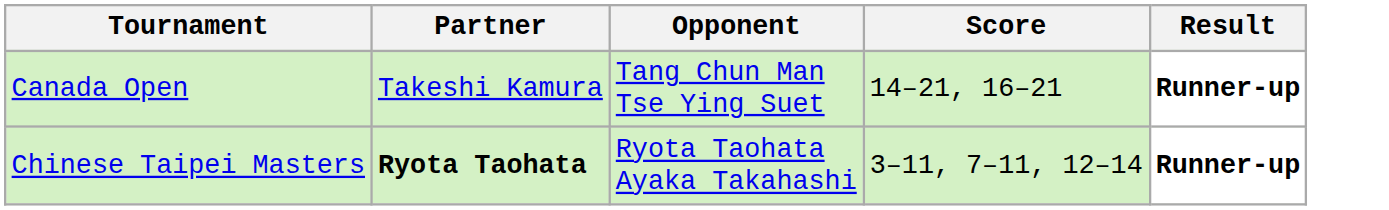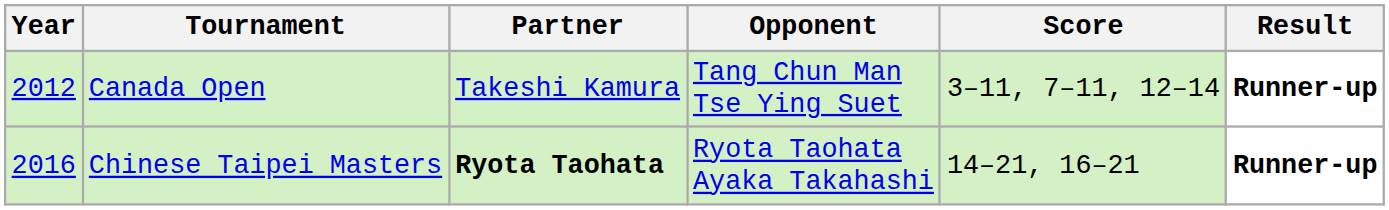+ column: (44, 27)
(966, 88) 14–21, 16–21 -> (1083, 88) 3–11, 7–11, 12–14
(1006, 165) 3–11, 7–11, 12–14 -> (1043, 165) 14–21, 16–21
